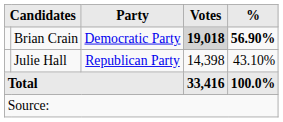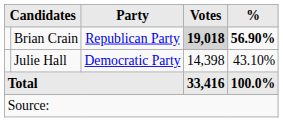(133, 38) Democratic Party -> (133, 38) Republican Party
(133, 61) Republican Party -> (133, 61) Democratic Party
